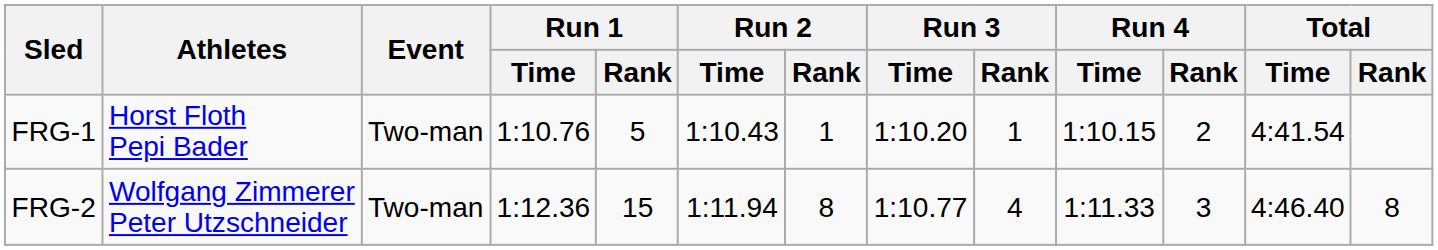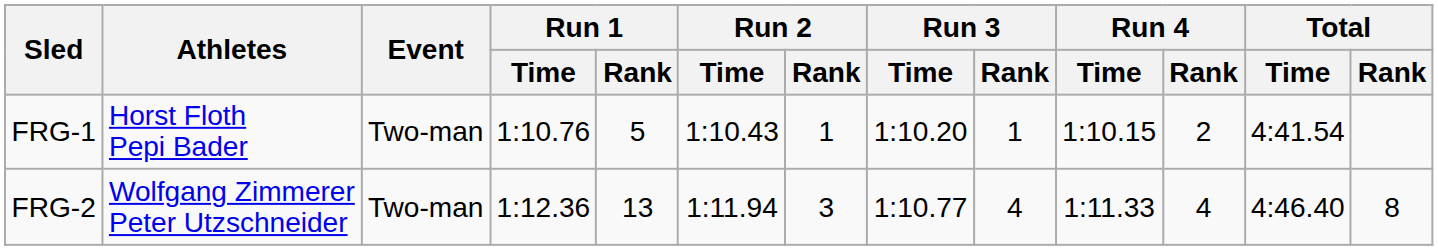(638, 207) 15 -> (638, 207) 13
(826, 207) 8 -> (826, 207) 3
(1203, 207) 3 -> (1203, 207) 4
